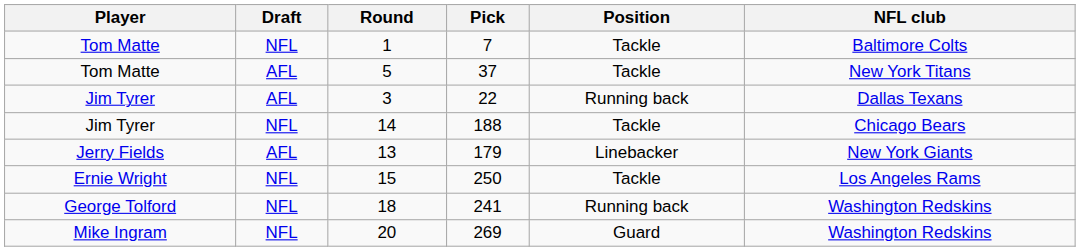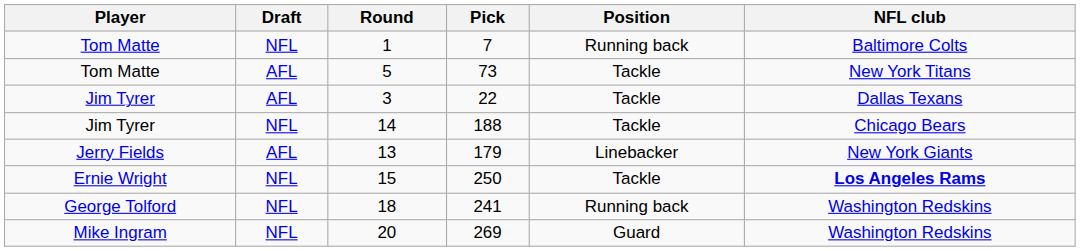(637, 44) Tackle -> (637, 44) Running back
(488, 71) 37 -> (488, 71) 73
(637, 98) Running back -> (637, 98) Tackle
(910, 179) normal -> (910, 179) bold
